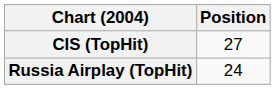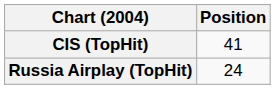(233, 44) 27 -> (233, 44) 41
